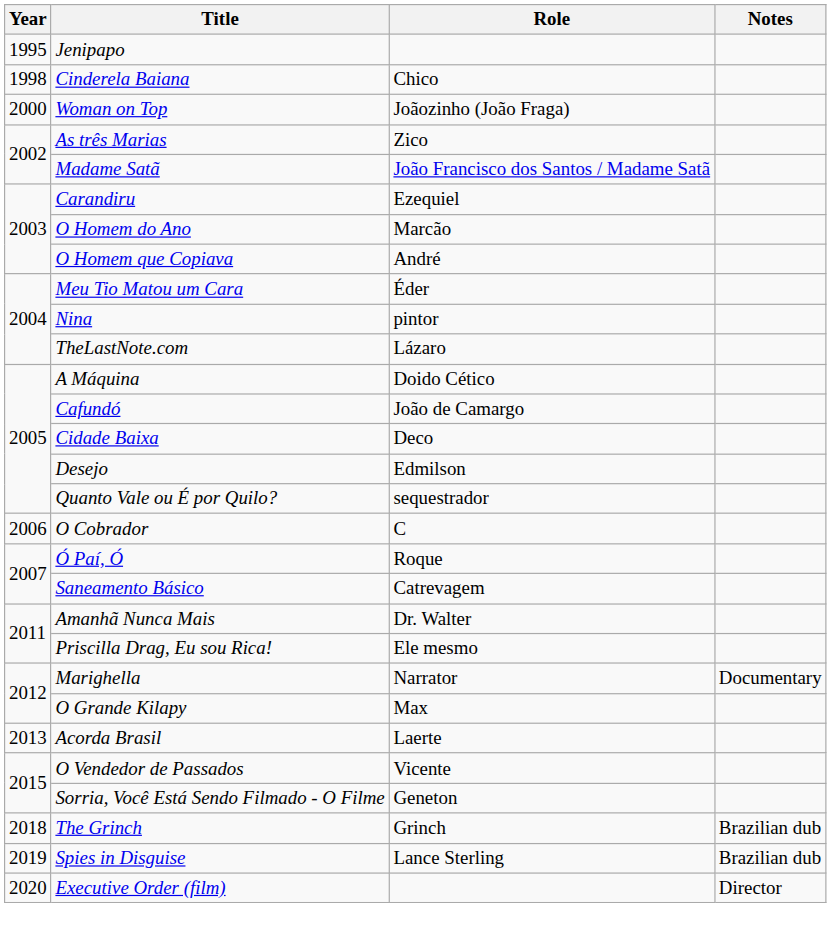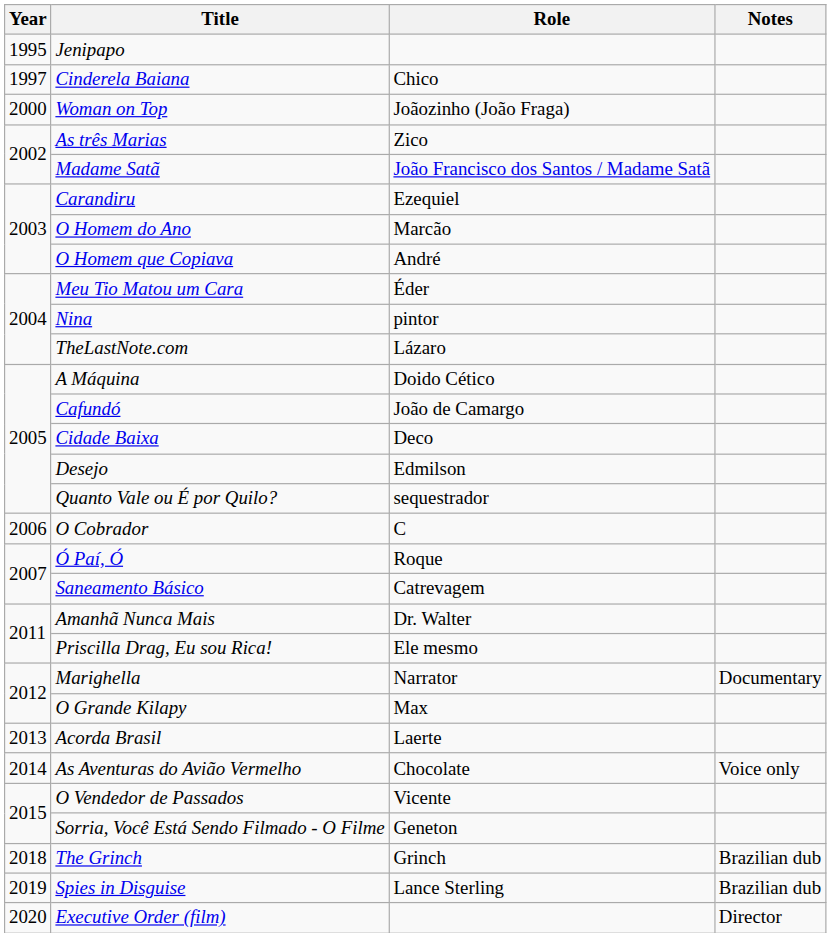(28, 79) 1998 -> (28, 79) 1997
+ row: (178, 768)
